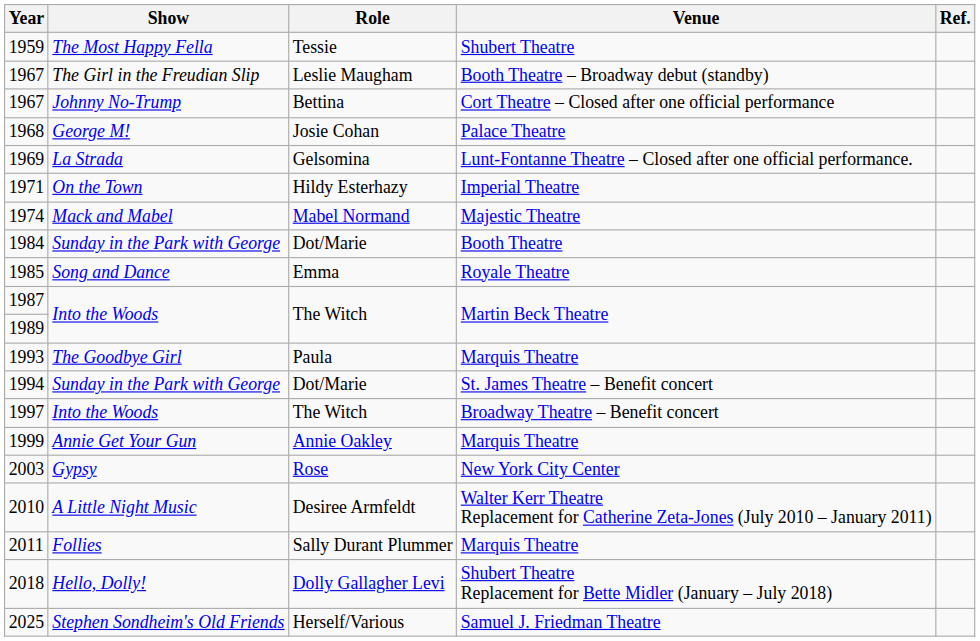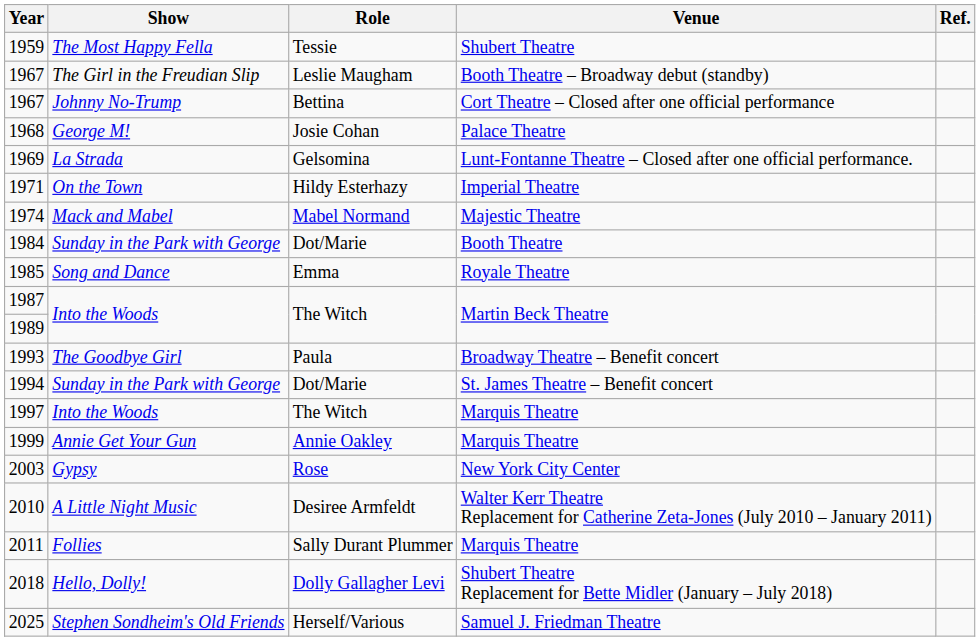(519, 356) Marquis Theatre -> (590, 356) Broadway Theatre – Benefit concert
(590, 412) Broadway Theatre – Benefit concert -> (519, 412) Marquis Theatre
